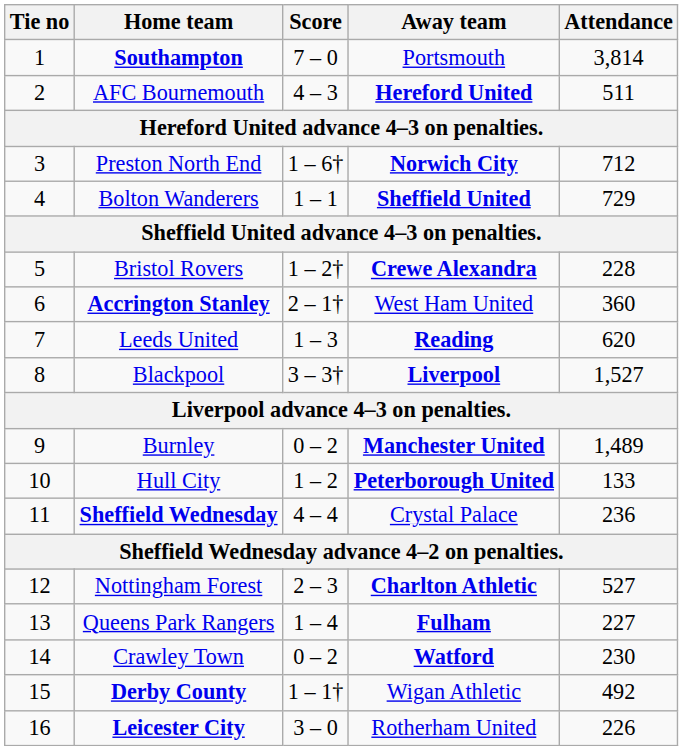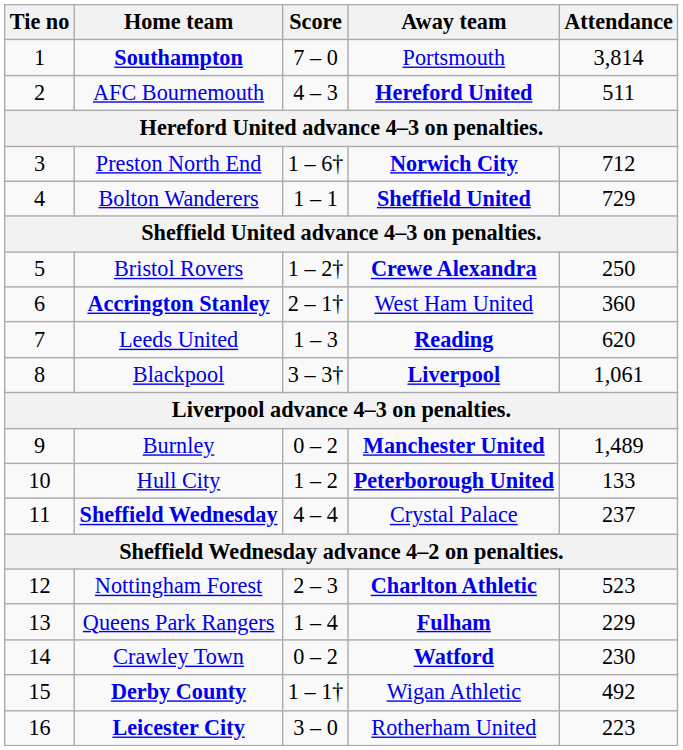(619, 269) 228 -> (619, 269) 250
(619, 374) 1,527 -> (619, 374) 1,061
(619, 515) 236 -> (619, 515) 237
(619, 586) 527 -> (619, 586) 523
(619, 621) 227 -> (619, 621) 229
(619, 727) 226 -> (619, 727) 223
